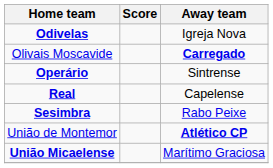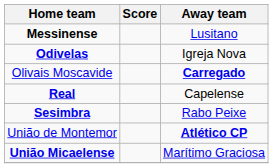+ row: (62, 34)
- row: (62, 73)
